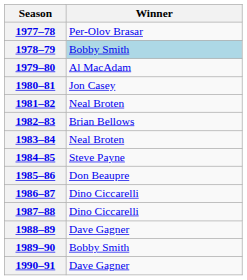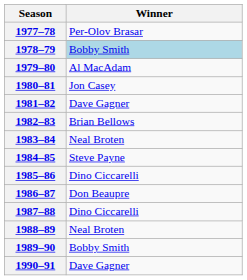(97, 103) Neal Broten -> (99, 103) Dave Gagner
(99, 175) Don Beaupre -> (104, 175) Dino Ciccarelli
(104, 193) Dino Ciccarelli -> (99, 193) Don Beaupre
(99, 229) Dave Gagner -> (97, 229) Neal Broten
